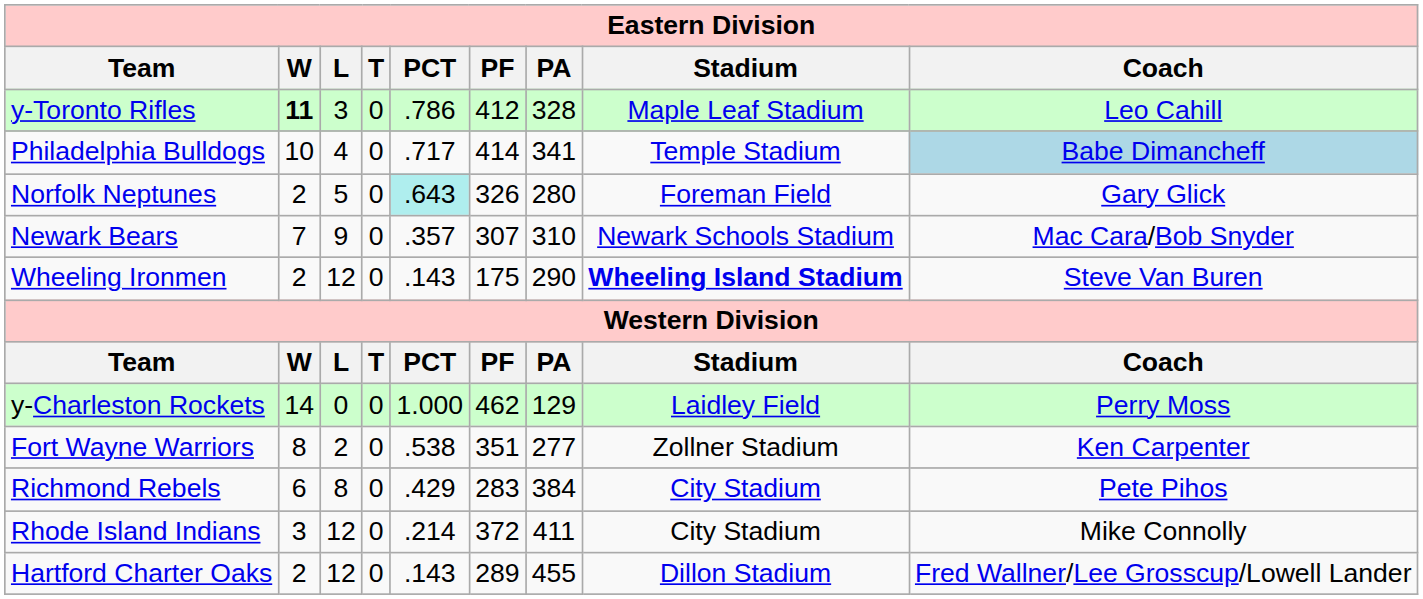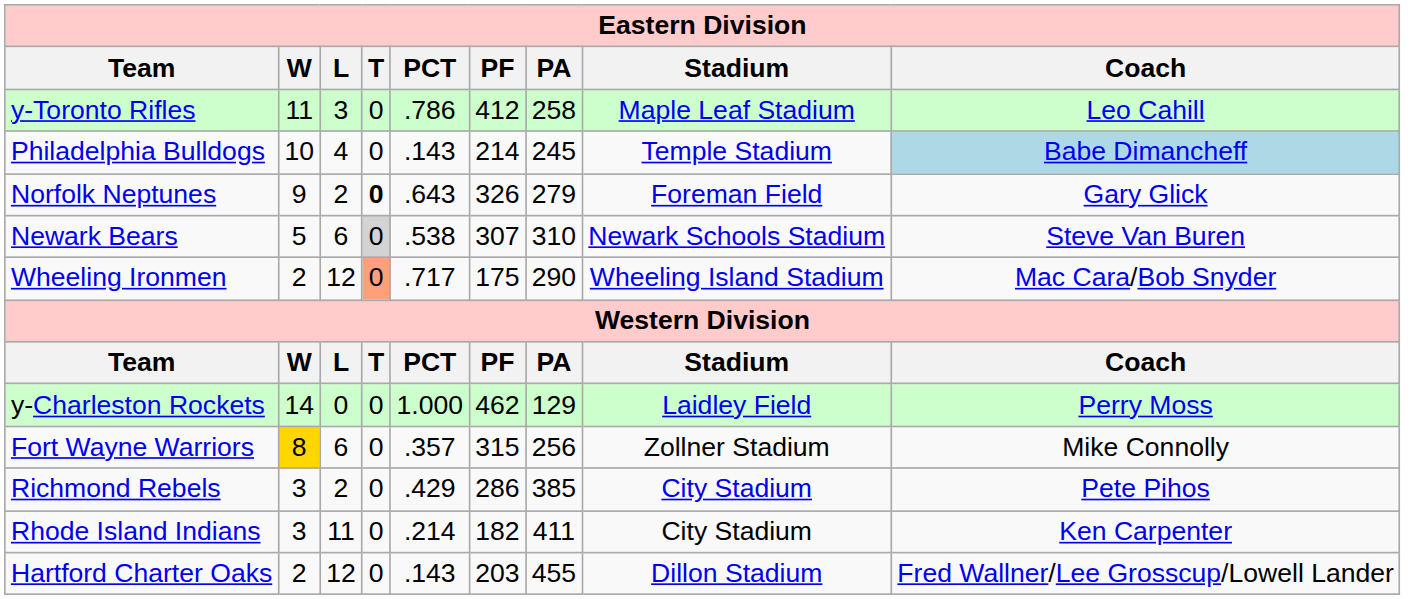(299, 109) bold -> (299, 109) normal
(554, 109) 328 -> (554, 109) 258
(430, 151) .717 -> (430, 151) .143
(497, 151) 414 -> (497, 151) 214
(554, 151) 341 -> (554, 151) 245
(299, 194) 2 -> (299, 194) 9
(341, 194) 5 -> (341, 194) 2
(376, 194) normal -> (376, 194) bold
(430, 194) paleturquoise background -> (430, 194) no background
(554, 194) 280 -> (554, 194) 279
(299, 236) 7 -> (299, 236) 5
(341, 236) 9 -> (341, 236) 6
(376, 236) no background -> (376, 236) lightgrey background
(430, 236) .357 -> (430, 236) .538
(1163, 236) Mac Cara/Bob Snyder -> (1146, 236) Steve Van Buren
(376, 278) no background -> (376, 278) lightsalmon background
(430, 278) .143 -> (430, 278) .717
(746, 278) bold -> (737, 278) normal
(1163, 278) Steve Van Buren -> (1146, 278) Mac Cara/Bob Snyder
(299, 446) no background -> (299, 446) gold background
(341, 446) 2 -> (341, 446) 6
(430, 446) .538 -> (430, 446) .357
(497, 446) 351 -> (497, 446) 315
(554, 446) 277 -> (554, 446) 256
(1163, 446) Ken Carpenter -> (1146, 446) Mike Connolly
(299, 488) 6 -> (299, 488) 3
(341, 488) 8 -> (341, 488) 2
(497, 488) 283 -> (497, 488) 286
(554, 488) 384 -> (554, 488) 385
(341, 531) 12 -> (341, 531) 11
(497, 531) 372 -> (497, 531) 182
(1163, 531) Mike Connolly -> (1146, 531) Ken Carpenter
(497, 573) 289 -> (497, 573) 203
